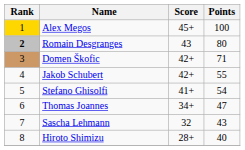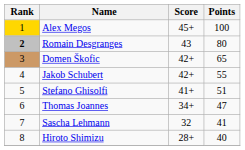(222, 59) 71 -> (222, 59) 65
(222, 91) 54 -> (222, 91) 51
(222, 122) 43 -> (222, 122) 41
